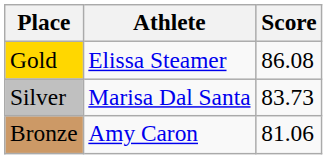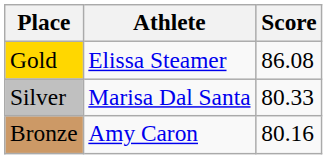(288, 97) 83.73 -> (288, 97) 80.33
(288, 134) 81.06 -> (288, 134) 80.16
